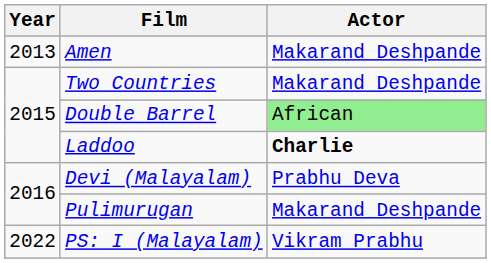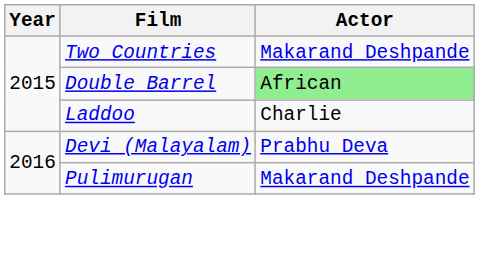- row: (88, 52)
(313, 147) bold -> (301, 115) normal
- row: (164, 242)
